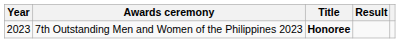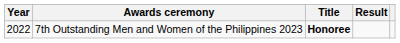(19, 29) 2023 -> (19, 29) 2022
